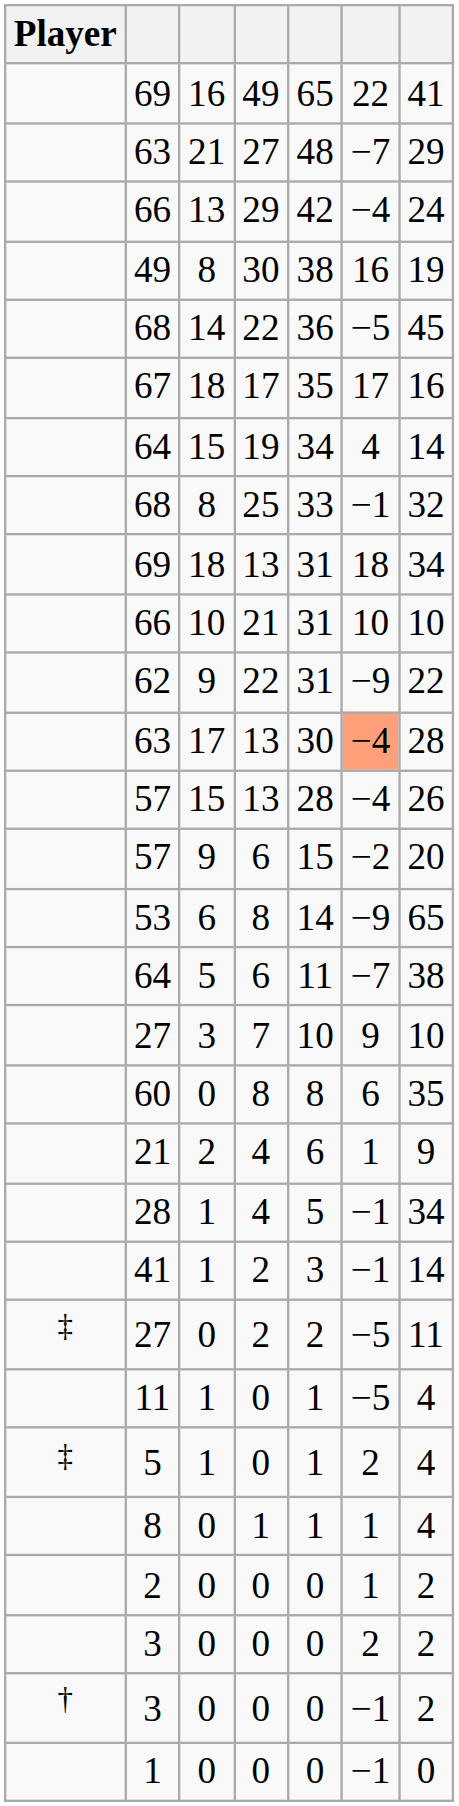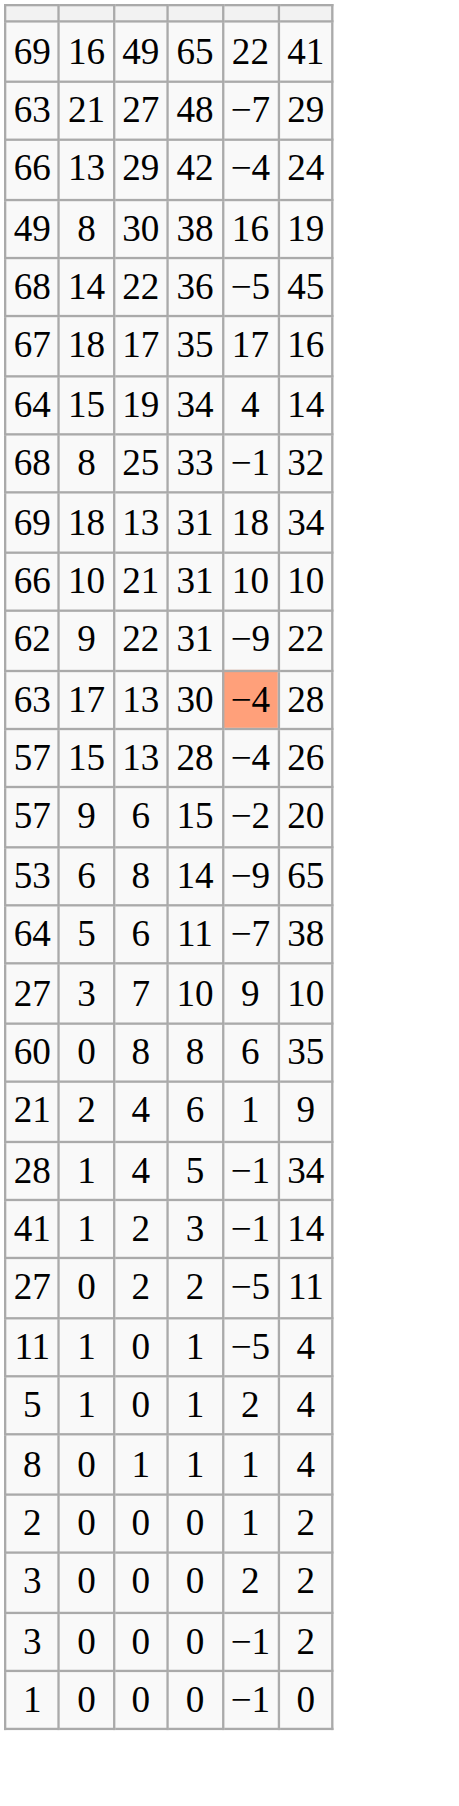- column: (65, 33)
